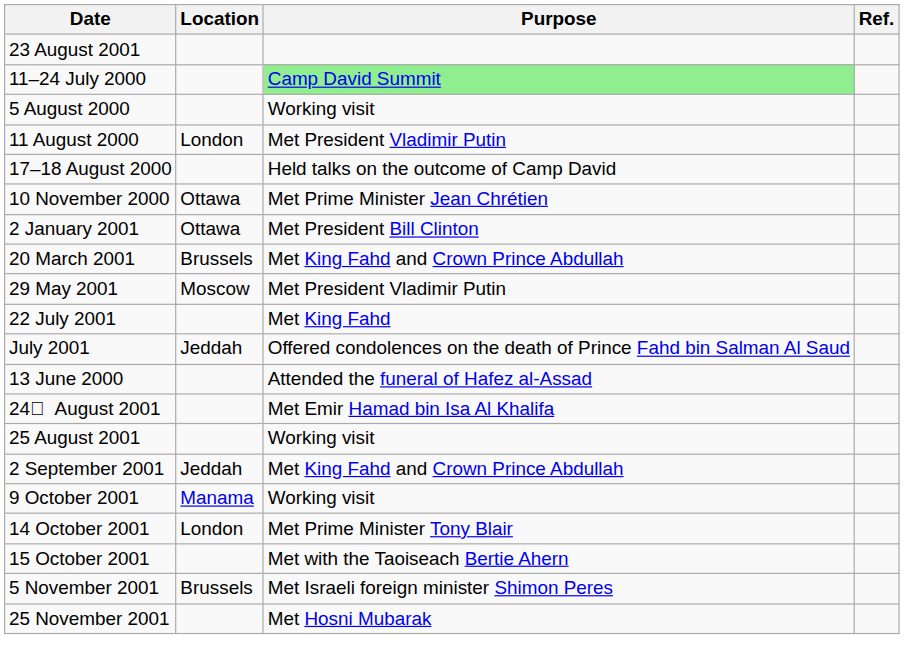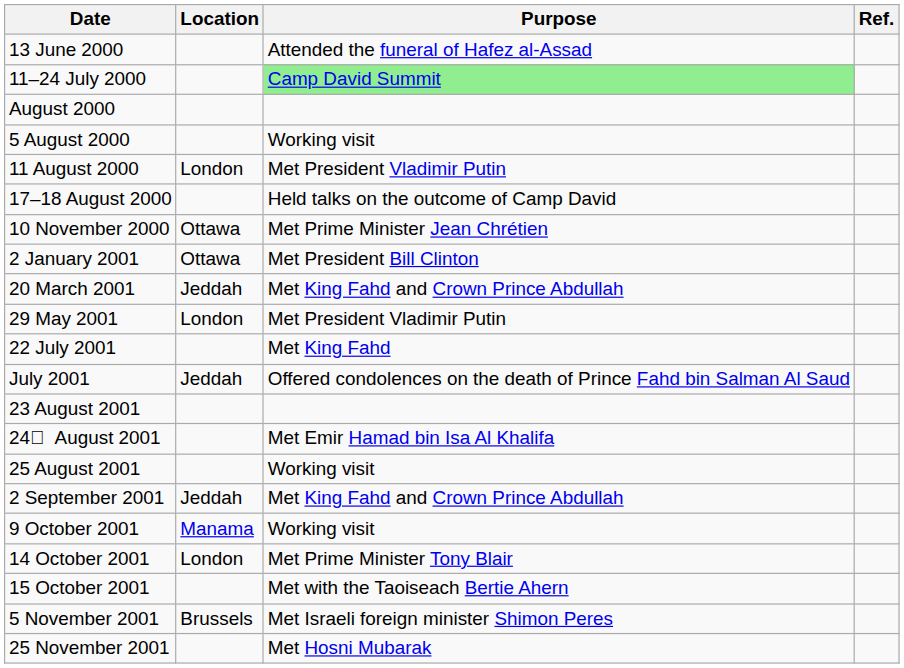rows swapped: (66, 378) <-> (75, 49)
+ row: (62, 109)
(217, 259) Brussels -> (211, 288) Jeddah
(215, 288) Moscow -> (212, 318) London
